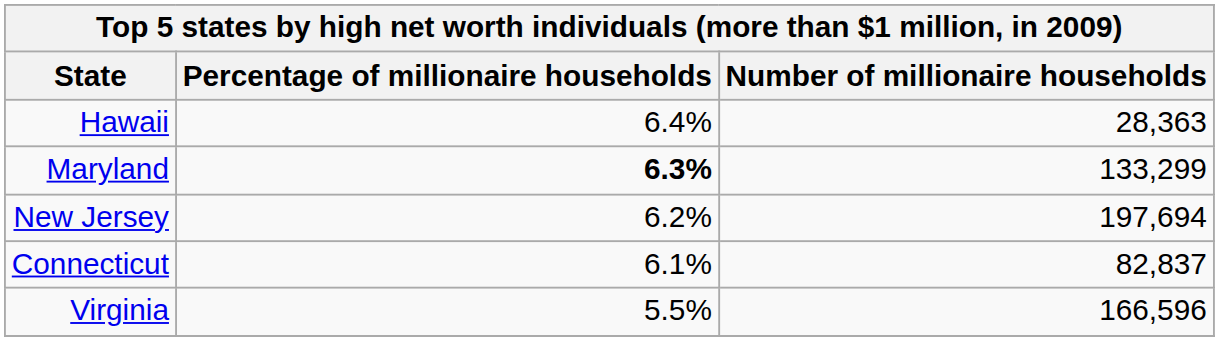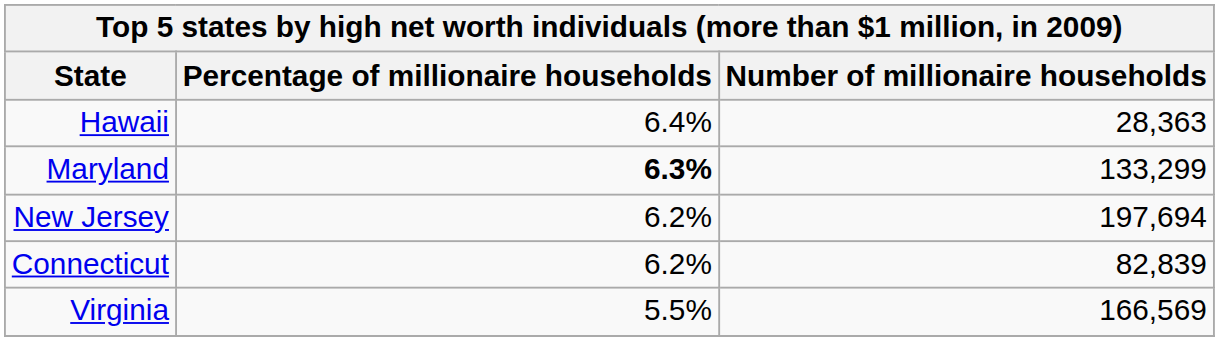(678, 264) 6.1% -> (678, 264) 6.2%
(1161, 264) 82,837 -> (1161, 264) 82,839
(1153, 311) 166,596 -> (1153, 311) 166,569
